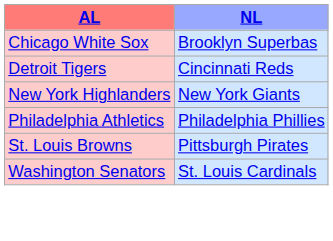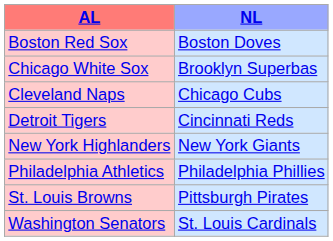+ row: (68, 43)
+ row: (66, 94)
